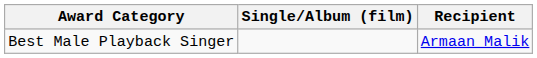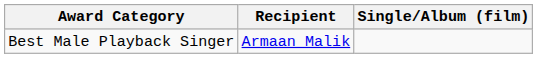columns swapped: (475, 17) <-> (328, 17)
